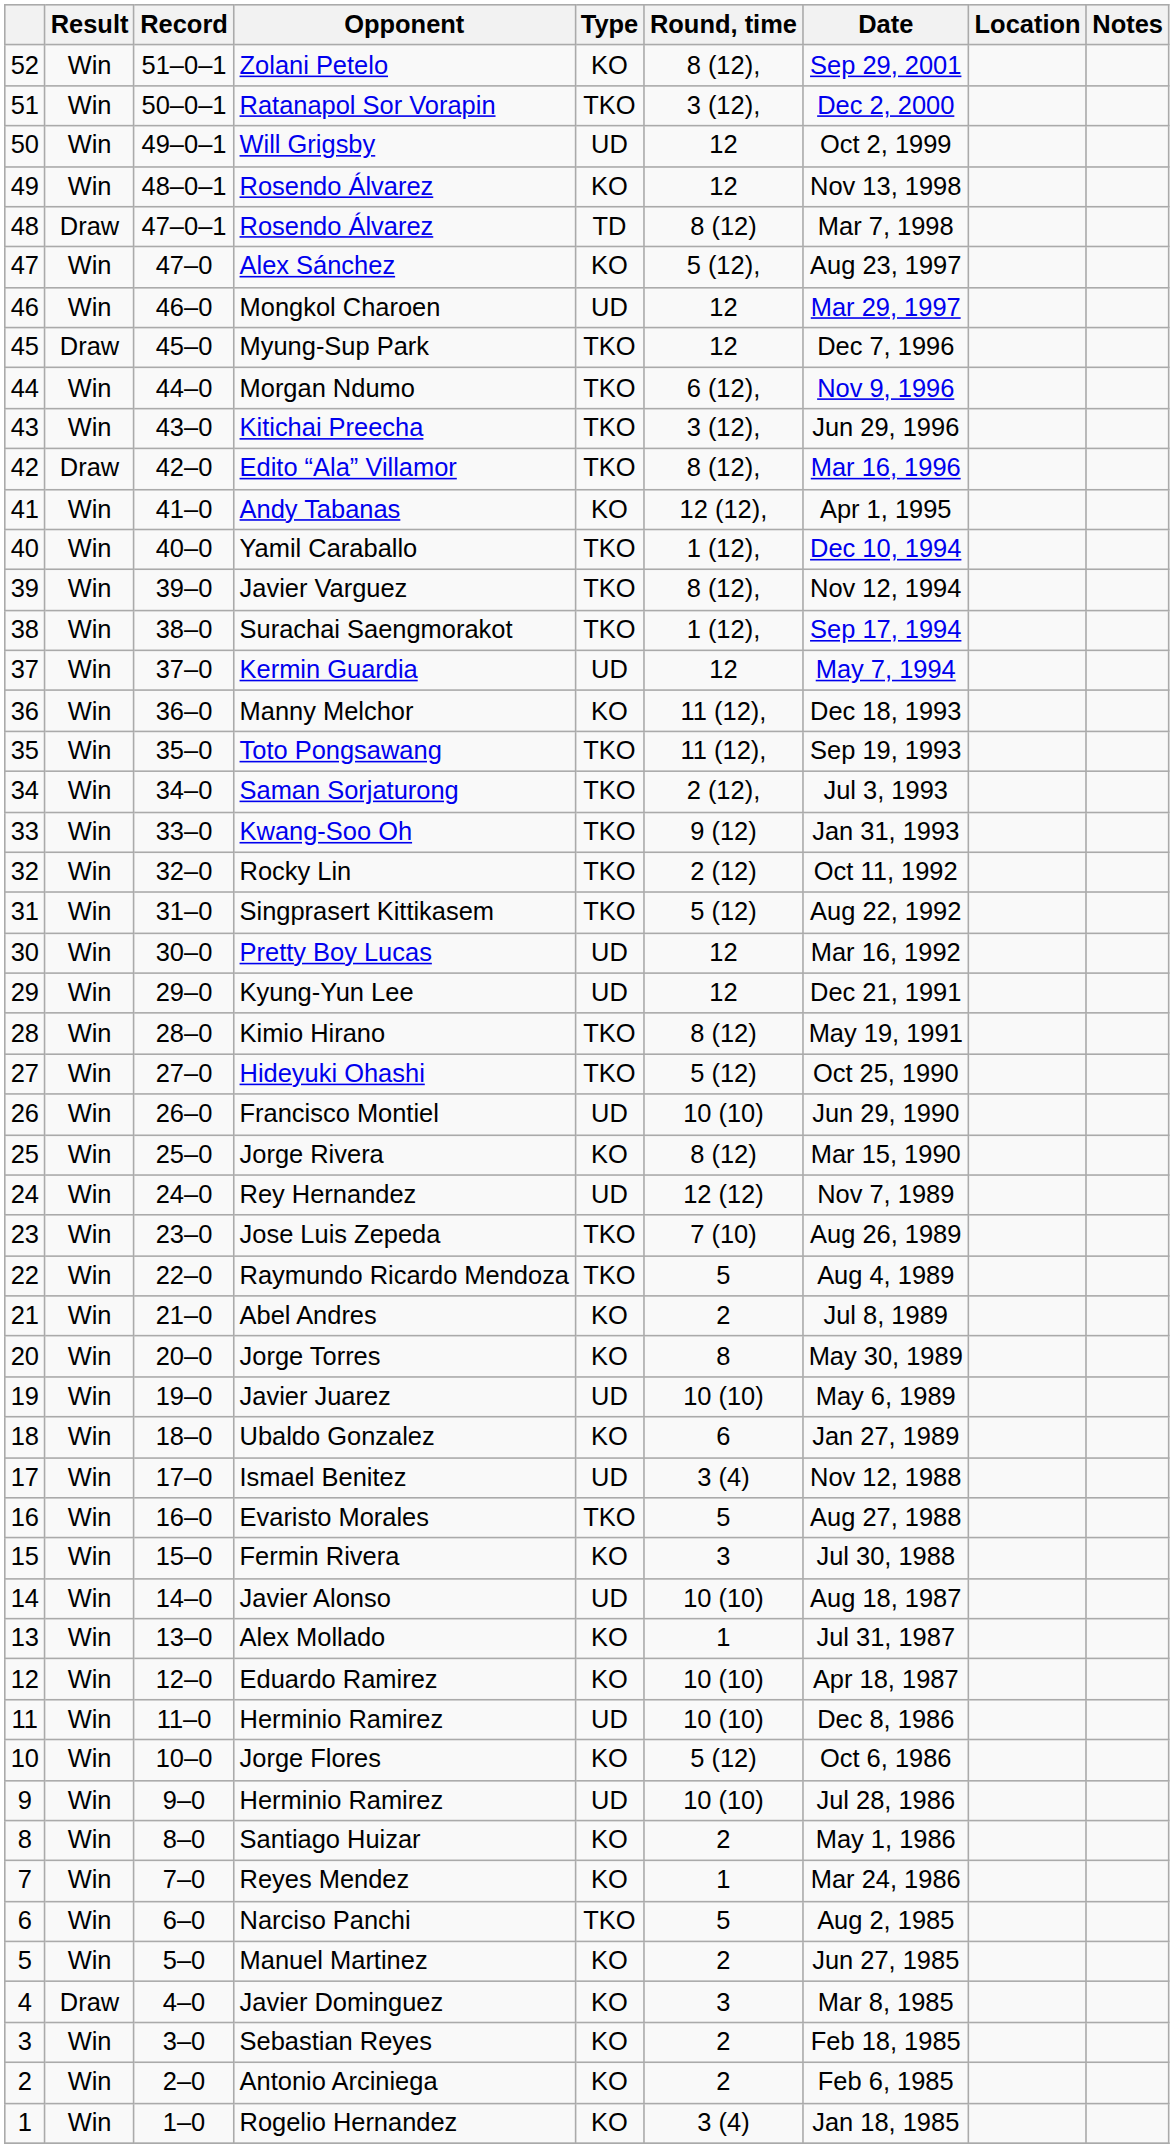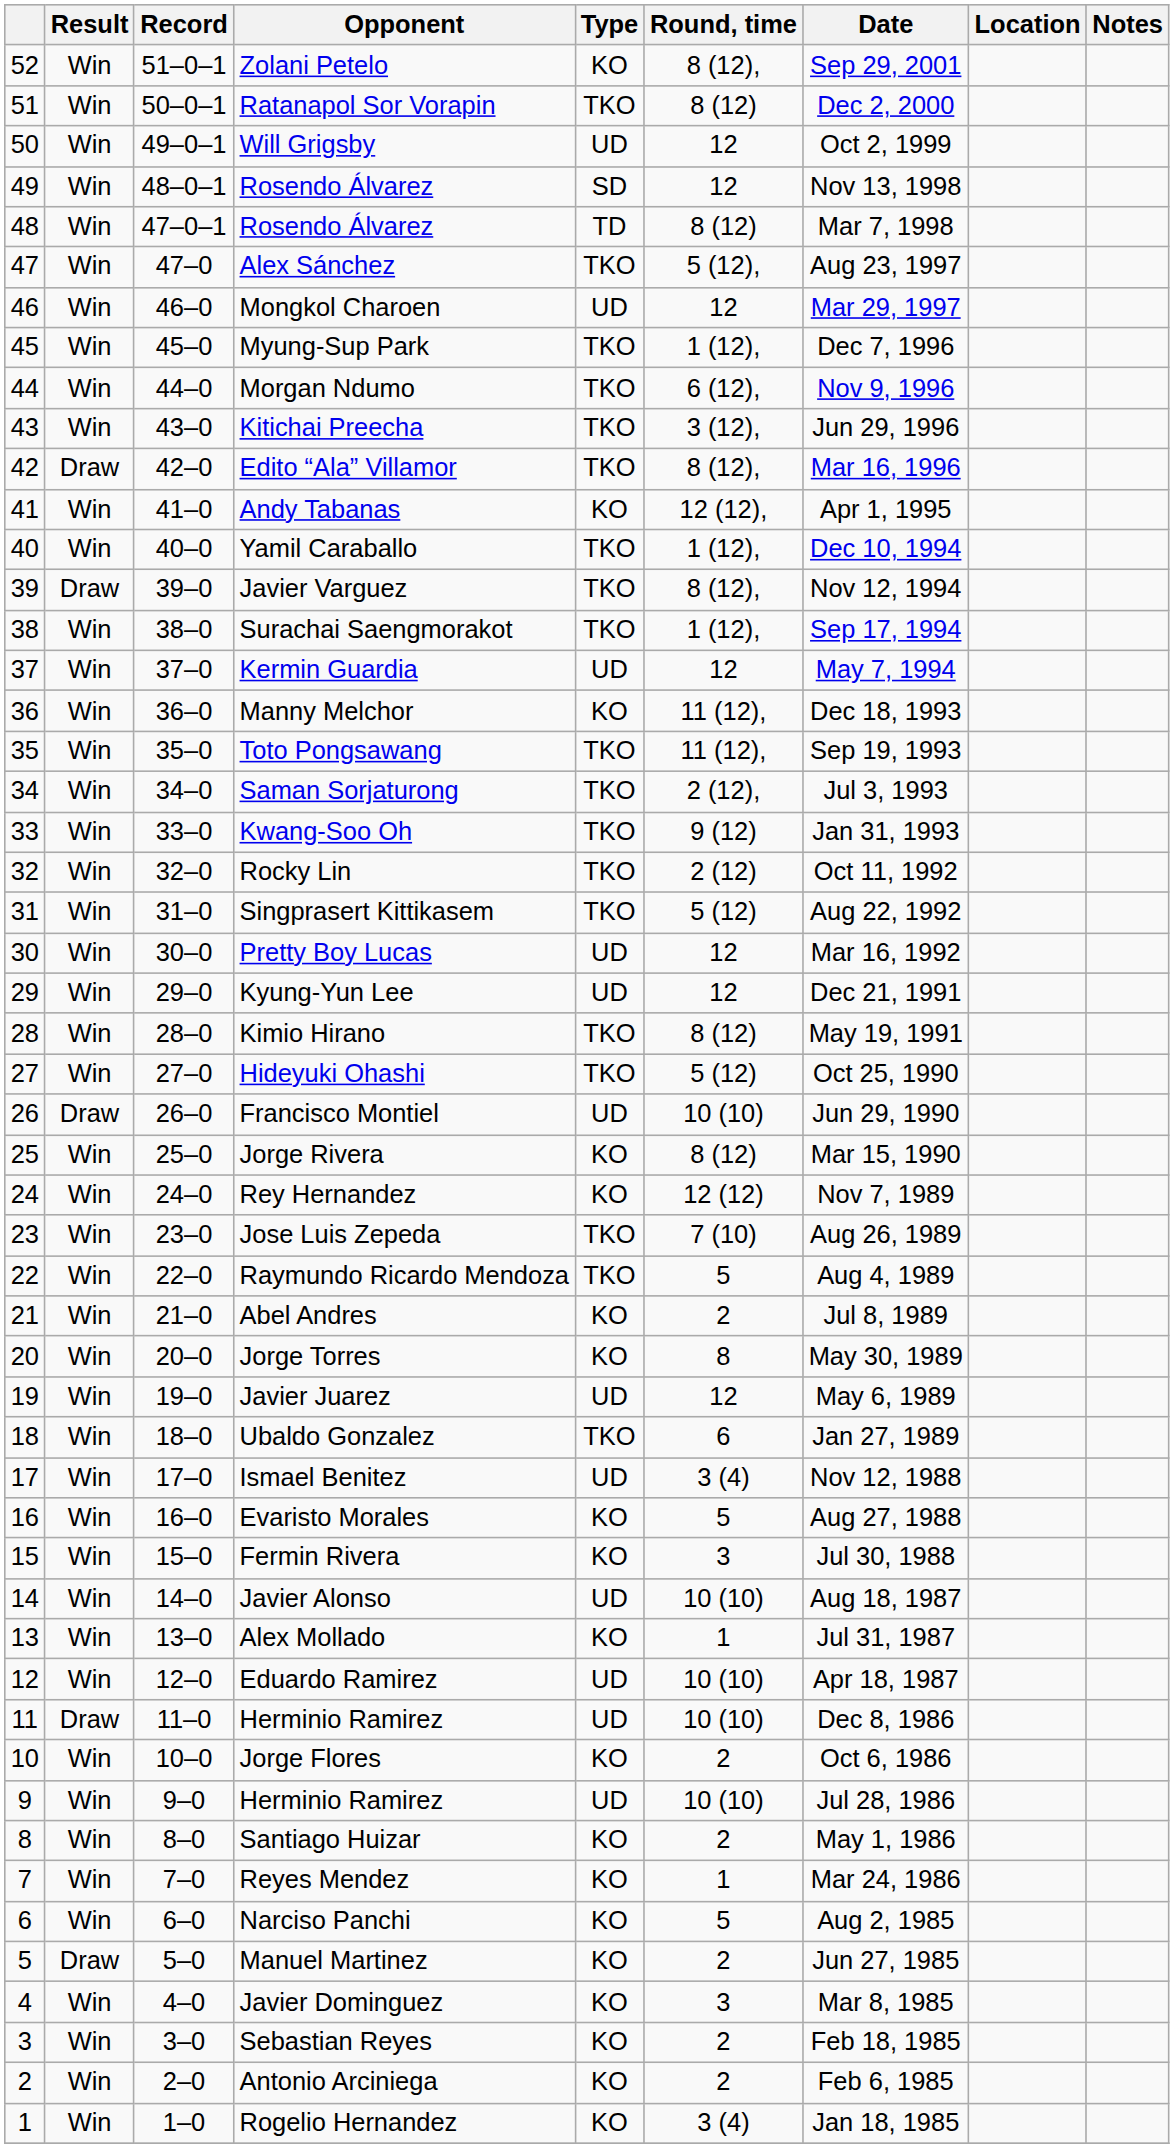(723, 105) 3 (12), -> (723, 105) 8 (12)
(609, 186) KO -> (609, 186) SD
(90, 226) Draw -> (90, 226) Win
(609, 266) KO -> (609, 266) TKO
(90, 347) Draw -> (90, 347) Win
(723, 347) 12 -> (723, 347) 1 (12),
(90, 589) Win -> (90, 589) Draw
(90, 1114) Win -> (90, 1114) Draw
(609, 1194) UD -> (609, 1194) KO
(723, 1396) 10 (10) -> (723, 1396) 12
(609, 1436) KO -> (609, 1436) TKO
(609, 1517) TKO -> (609, 1517) KO
(609, 1678) KO -> (609, 1678) UD
(90, 1719) Win -> (90, 1719) Draw
(723, 1759) 5 (12) -> (723, 1759) 2
(609, 1920) TKO -> (609, 1920) KO
(90, 1961) Win -> (90, 1961) Draw
(90, 2001) Draw -> (90, 2001) Win
